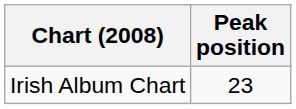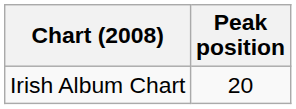(240, 84) 23 -> (240, 84) 20
